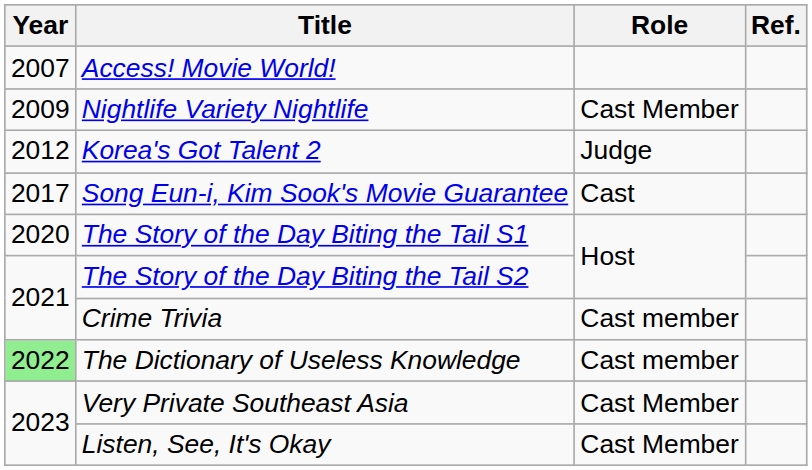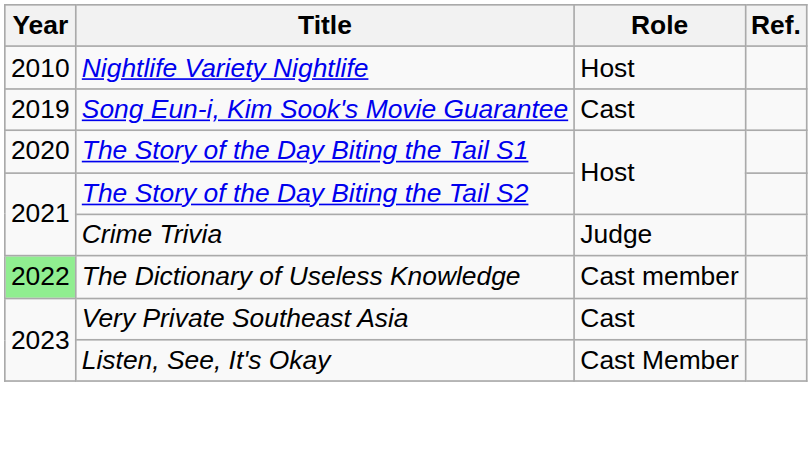- row: (209, 67)
(40, 109) 2009 -> (40, 67) 2010
(660, 109) Cast Member -> (607, 67) Host
- row: (201, 151)
(40, 192) 2017 -> (40, 109) 2019
(660, 318) Cast member -> (616, 234) Judge
(660, 402) Cast Member -> (607, 318) Cast
